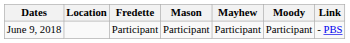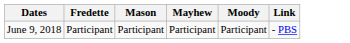- column: (86, 13)
